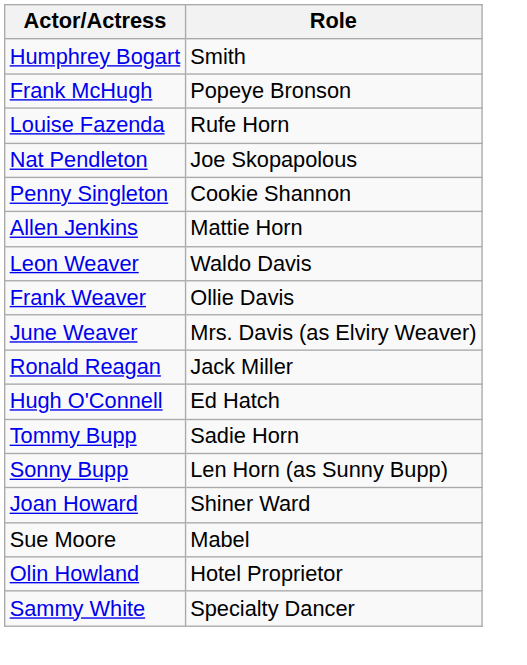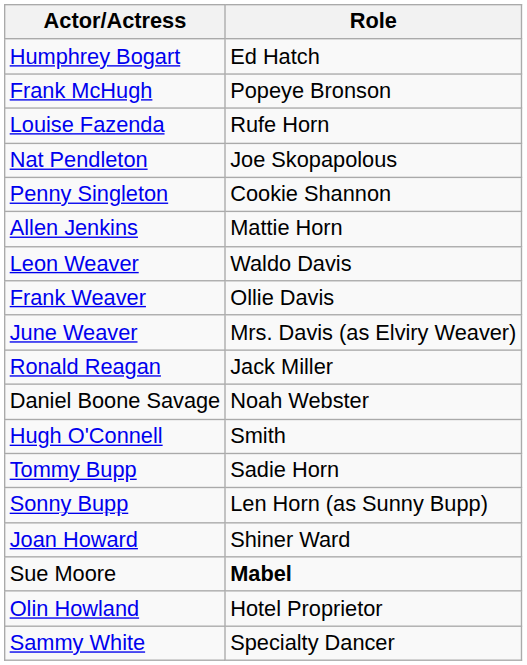(218, 56) Smith -> (275, 56) Ed Hatch
+ row: (115, 401)
(235, 401) Ed Hatch -> (258, 435) Smith
(220, 539) normal -> (261, 573) bold
